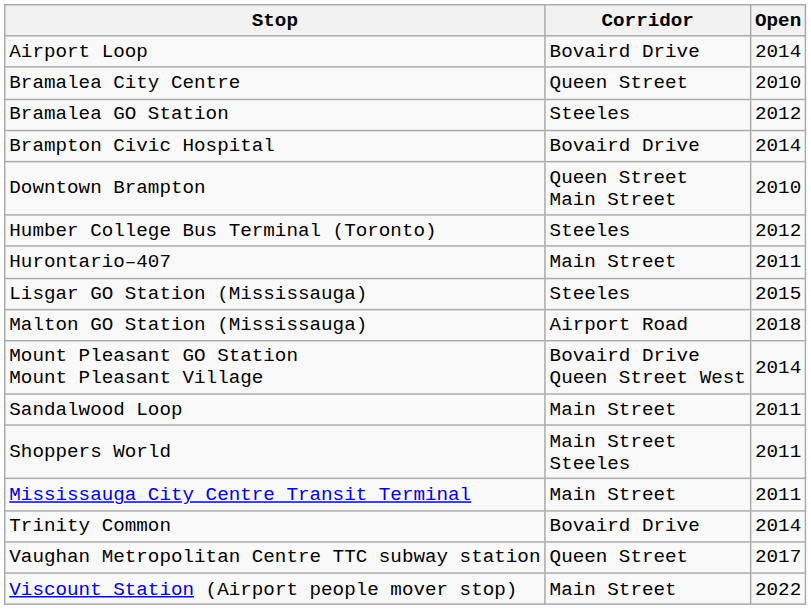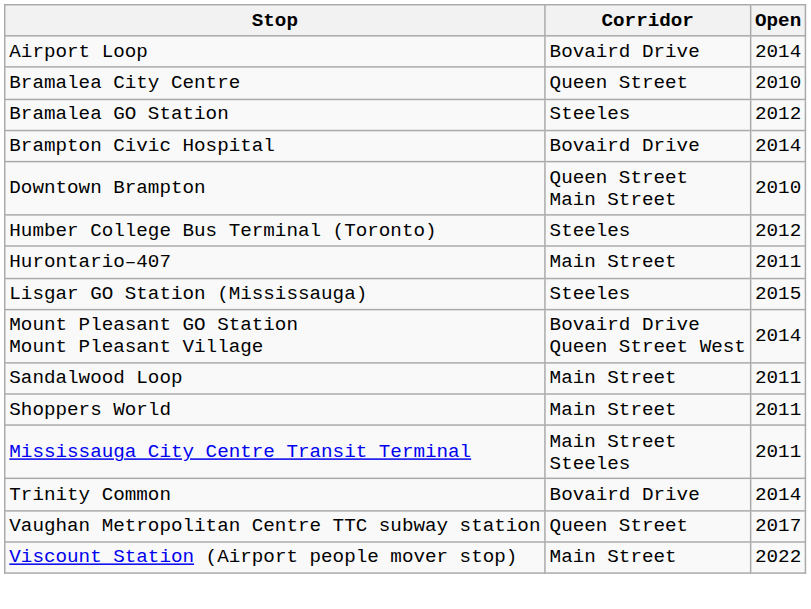- row: (188, 325)
(613, 452) Main Street Steeles -> (613, 410) Main Street
(613, 495) Main Street -> (613, 452) Main Street Steeles
